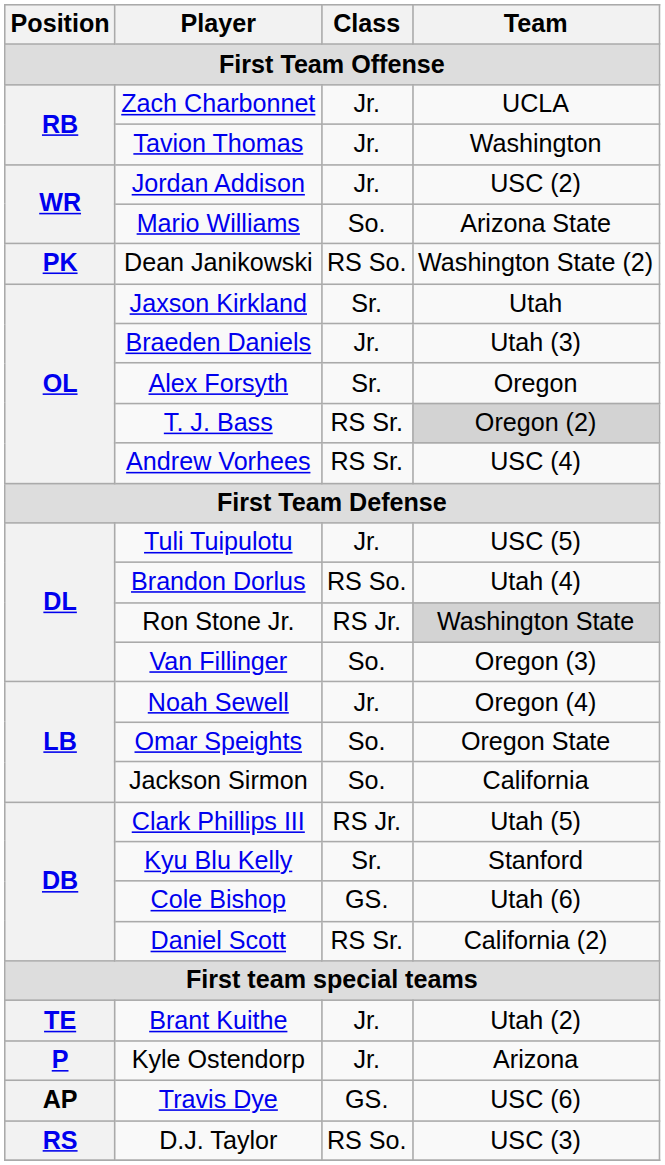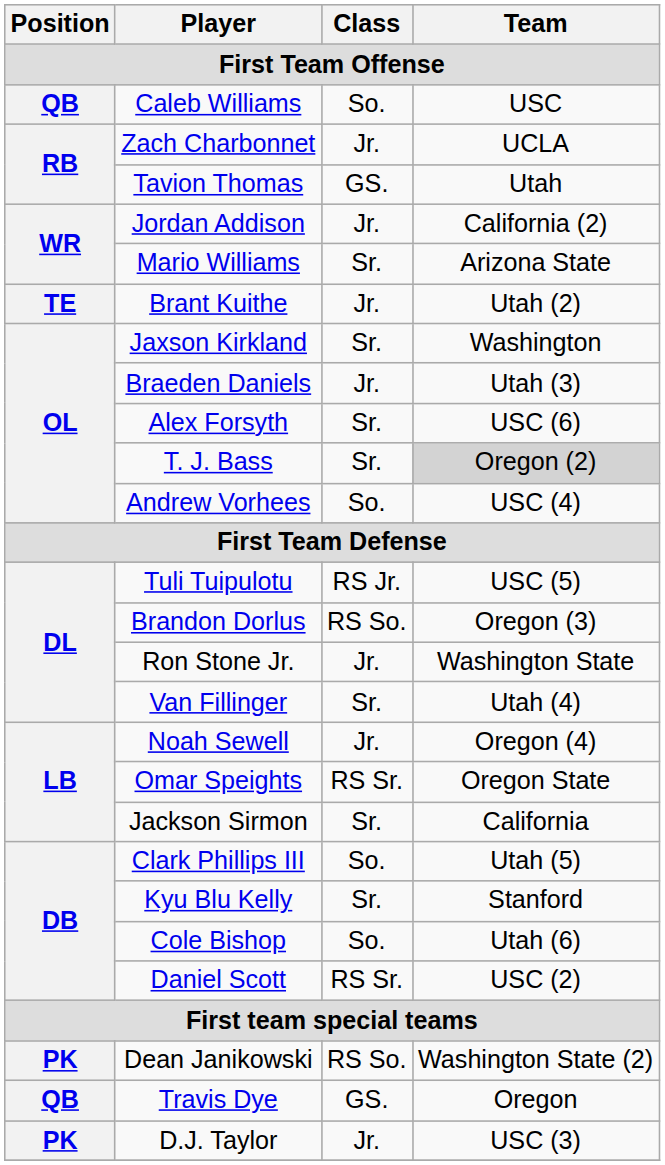+ row: (218, 104)
(367, 143) Jr. -> (367, 183) GS.
(536, 143) Washington -> (536, 183) Utah
(536, 183) USC (2) -> (536, 223) California (2)
(367, 223) So. -> (367, 263) Sr.
rows swapped: (218, 1020) <-> (218, 263)
(536, 303) Utah -> (536, 343) Washington
(536, 382) Oregon -> (536, 422) USC (6)
(367, 422) RS Sr. -> (367, 462) Sr.
(367, 462) RS Sr. -> (367, 502) So.
(367, 542) Jr. -> (367, 582) RS Jr.
(536, 582) Utah (4) -> (536, 622) Oregon (3)
(367, 622) RS Jr. -> (367, 661) Jr.
(536, 622) lightgrey background -> (536, 661) no background
(367, 661) So. -> (367, 701) Sr.
(536, 661) Oregon (3) -> (536, 701) Utah (4)
(367, 741) So. -> (367, 781) RS Sr.
(367, 781) So. -> (367, 821) Sr.
(367, 821) RS Jr. -> (367, 861) So.
(367, 900) GS. -> (367, 940) So.
(536, 940) California (2) -> (536, 980) USC (2)
- row: (218, 1060)
(60, 1100) AP -> (60, 1100) QB
(536, 1100) USC (6) -> (536, 1100) Oregon
(60, 1139) RS -> (60, 1139) PK
(367, 1139) RS So. -> (367, 1139) Jr.
